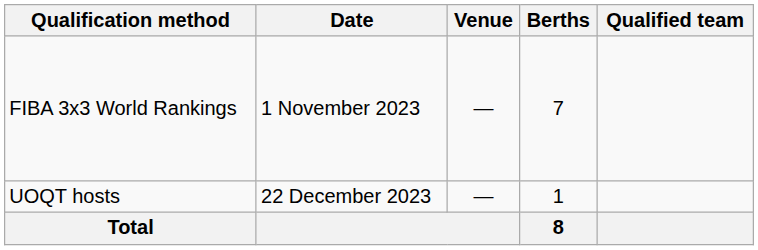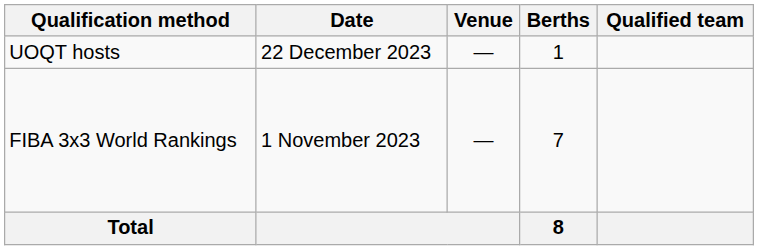rows swapped: (65, 196) <-> (123, 108)
